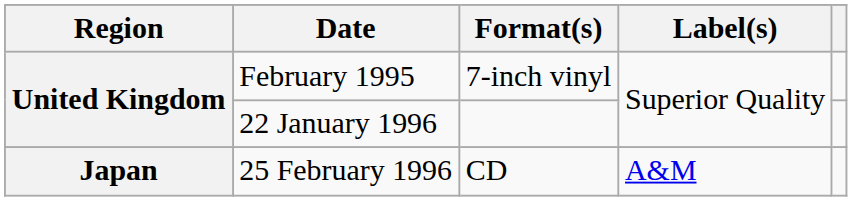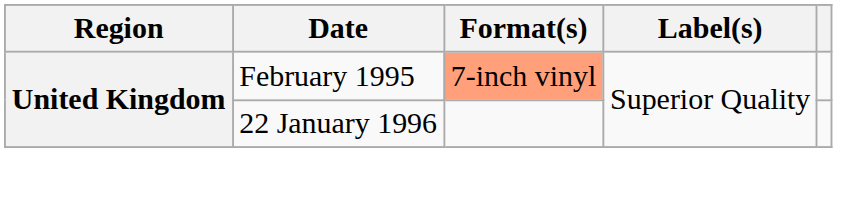(539, 75) no background -> (524, 75) lightsalmon background
- row: (346, 170)
